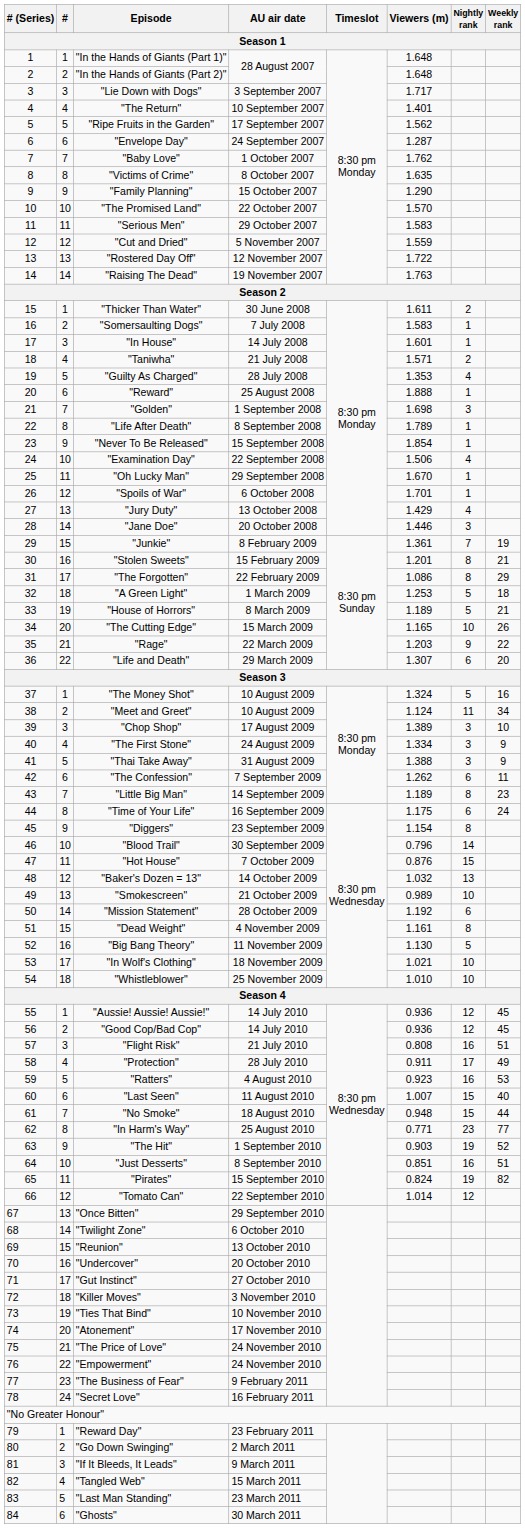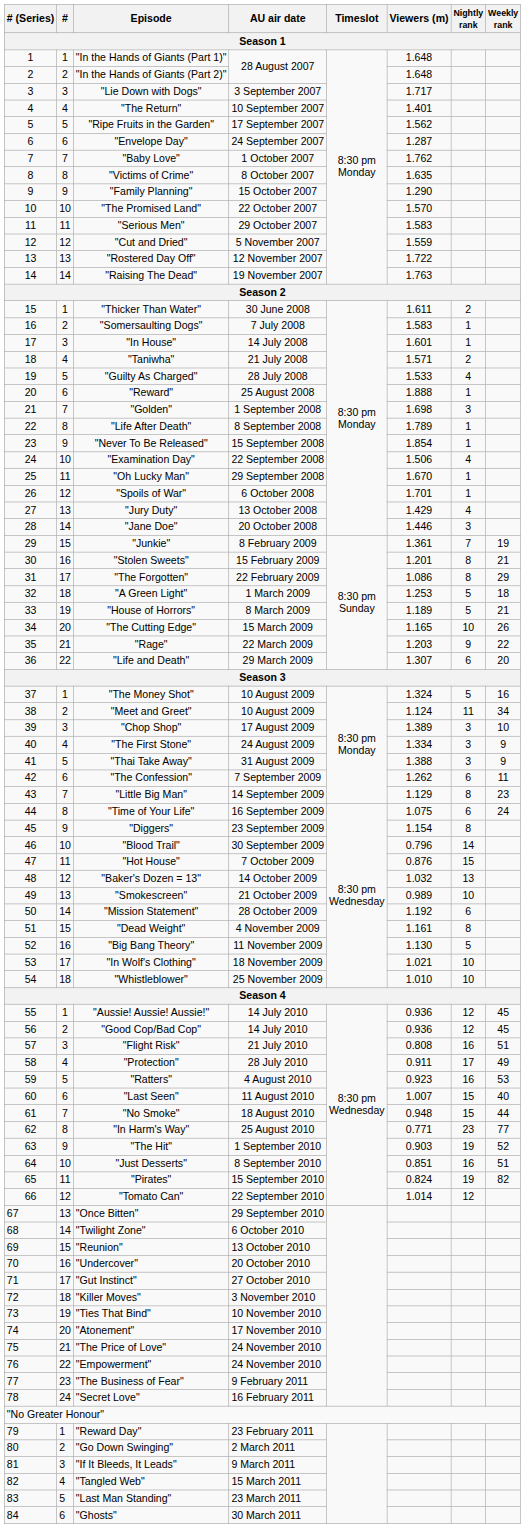(419, 376) 1.353 -> (419, 376) 1.533
(419, 795) 1.189 -> (419, 795) 1.129
(419, 811) 1.175 -> (419, 811) 1.075
